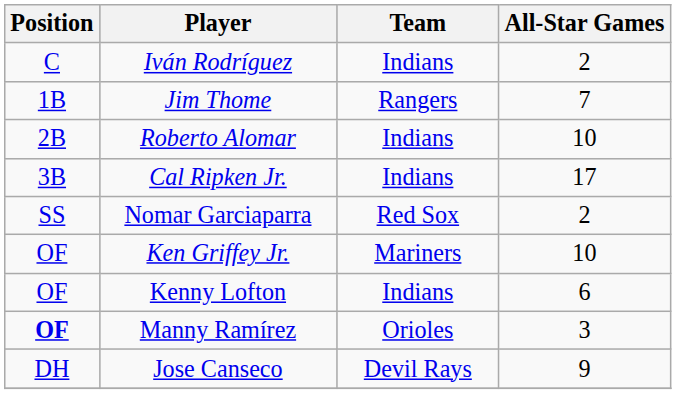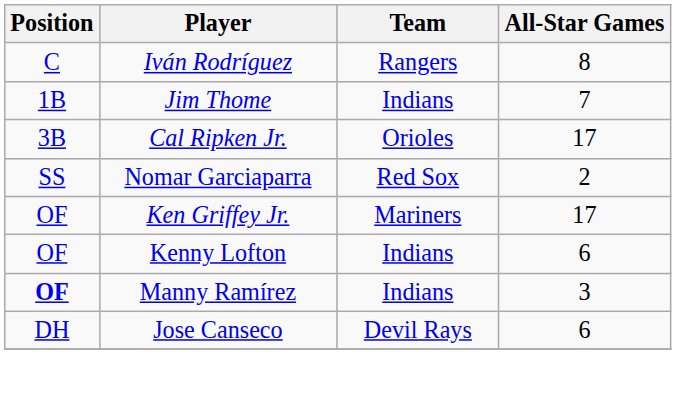(418, 61) Indians -> (418, 61) Rangers
(584, 61) 2 -> (584, 61) 8
(418, 100) Rangers -> (418, 100) Indians
- row: (218, 138)
(418, 176) Indians -> (418, 138) Orioles
(584, 253) 10 -> (584, 215) 17
(418, 330) Orioles -> (418, 291) Indians
(584, 368) 9 -> (584, 330) 6
